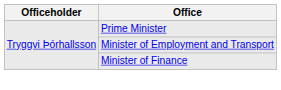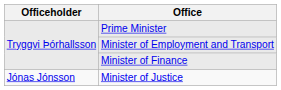+ row: (142, 77)
